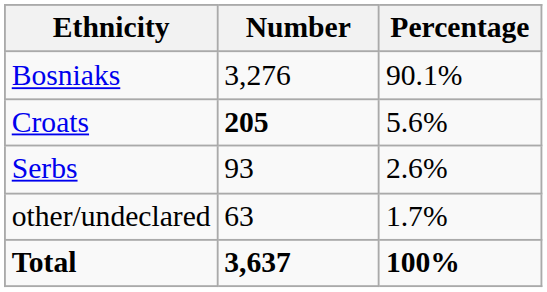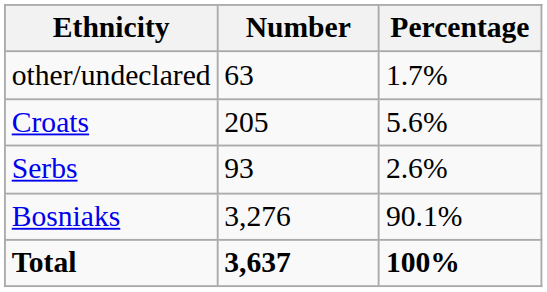rows swapped: (66, 74) <-> (111, 215)
(246, 121) bold -> (246, 121) normal
